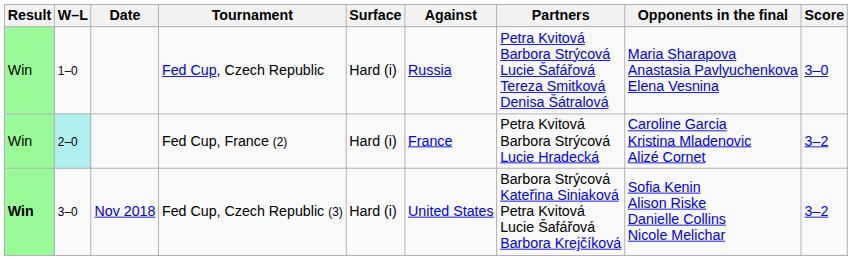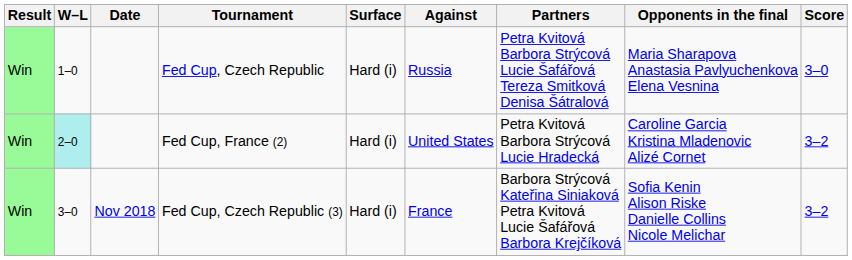(430, 141) France -> (451, 141) United States
(21, 211) bold -> (20, 211) normal
(451, 211) United States -> (430, 211) France
